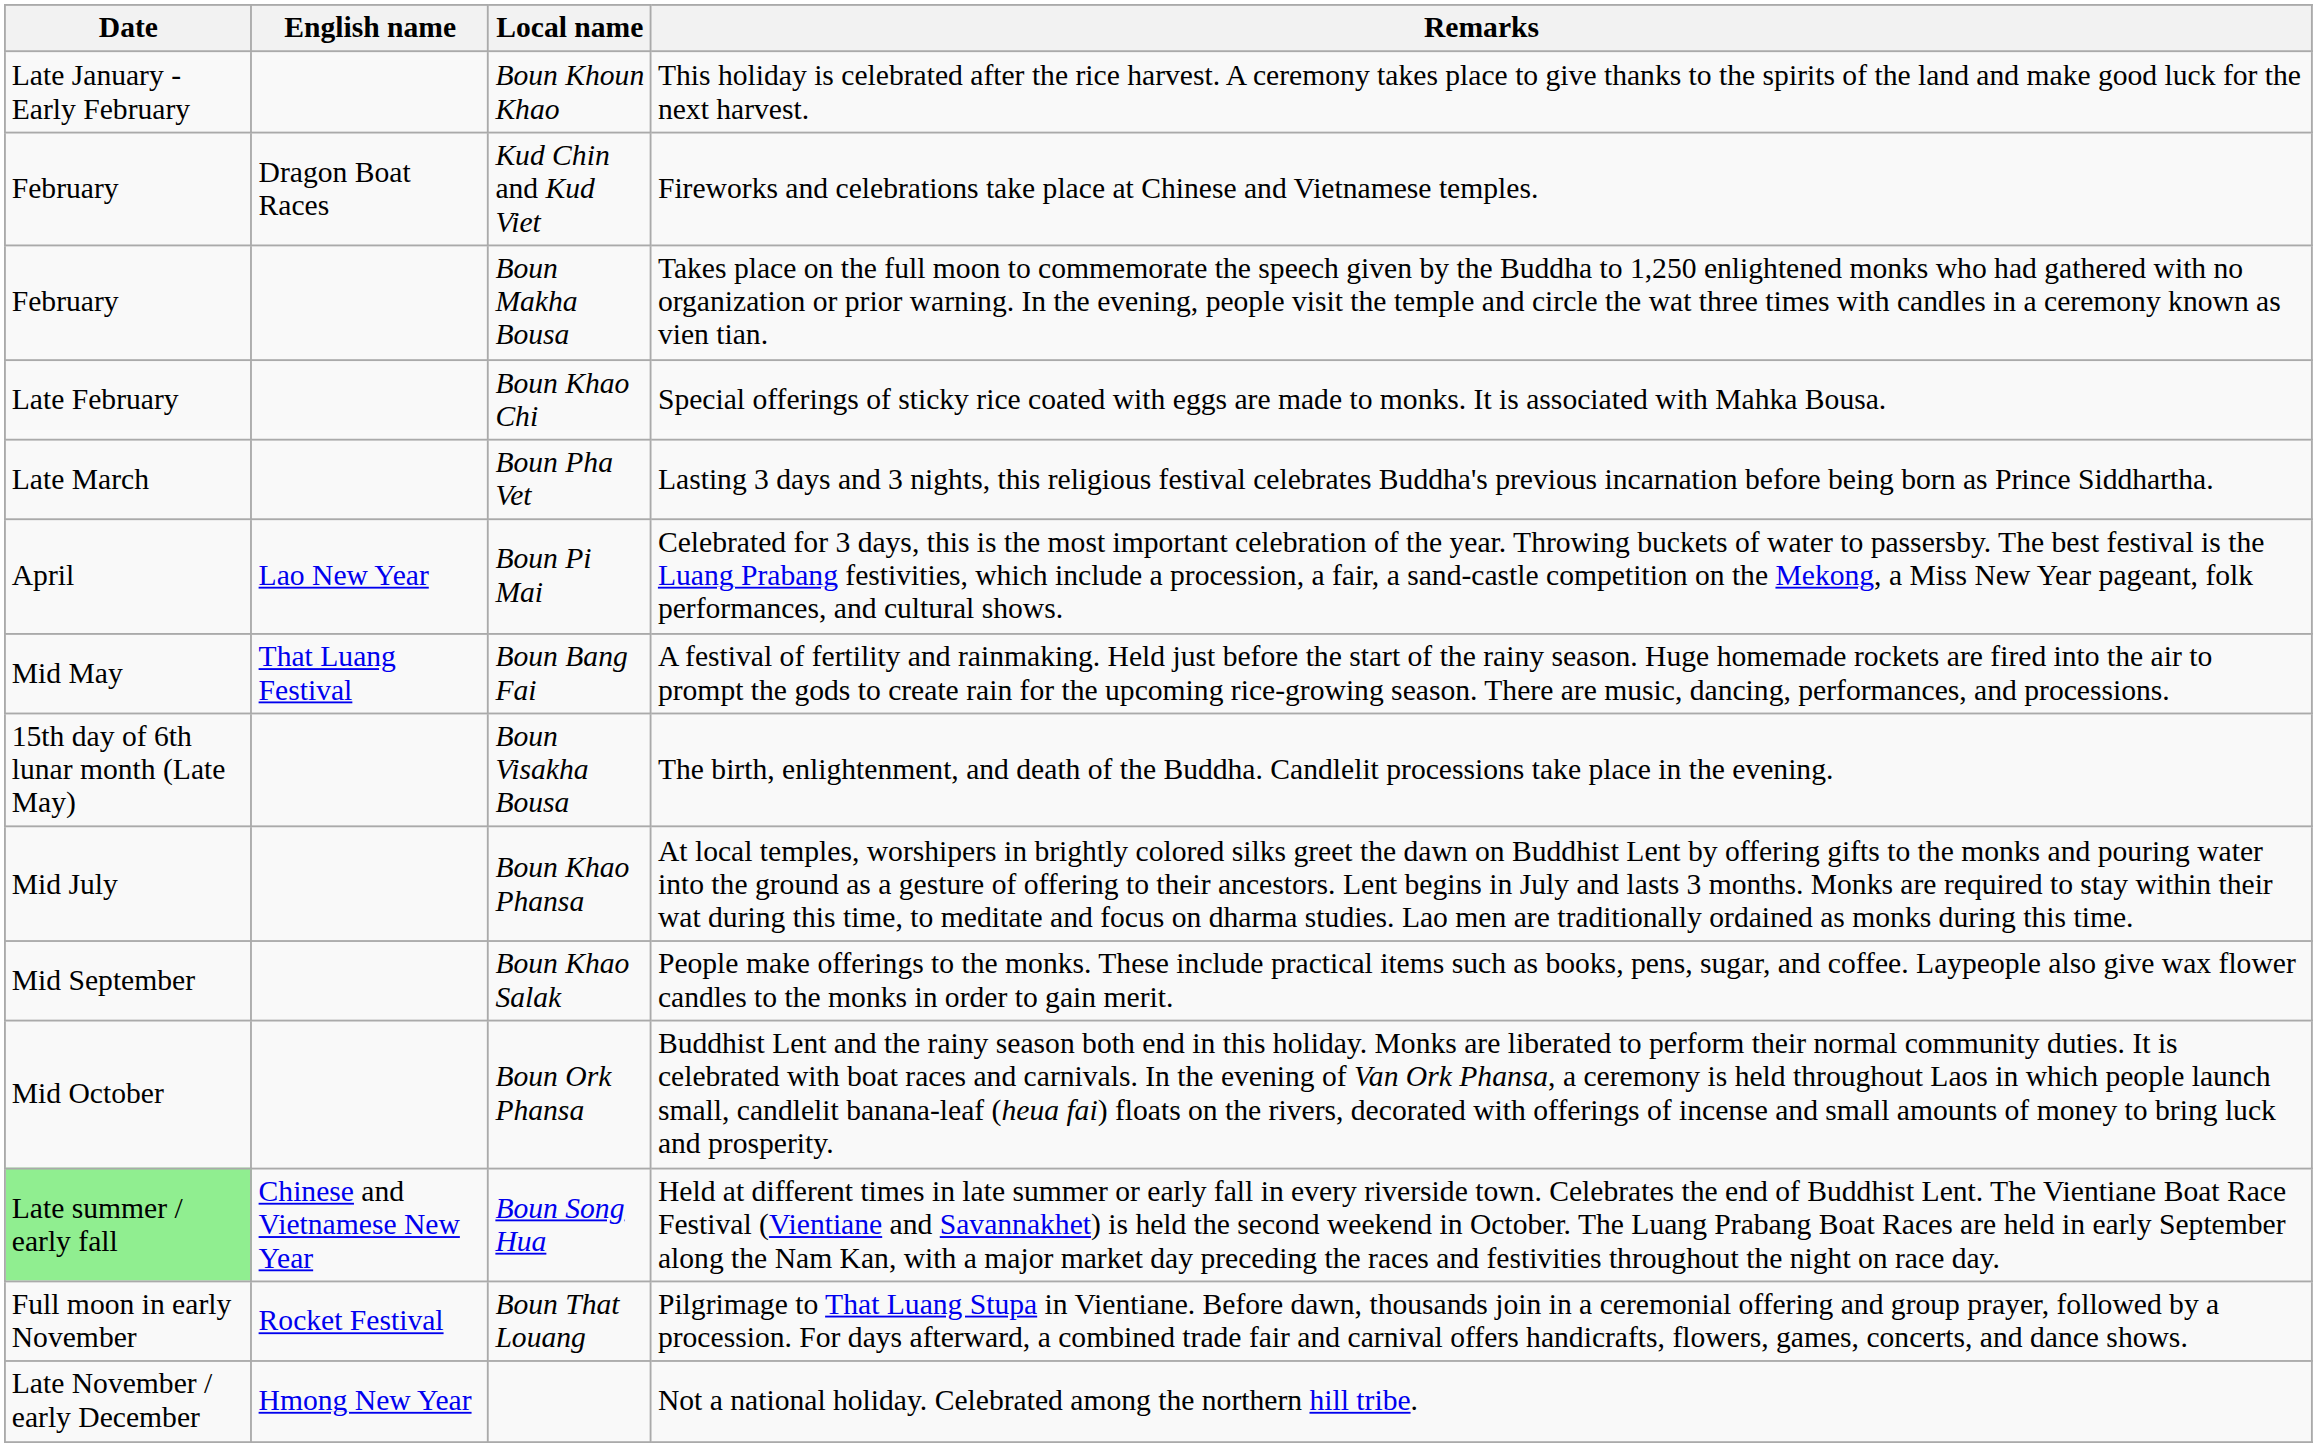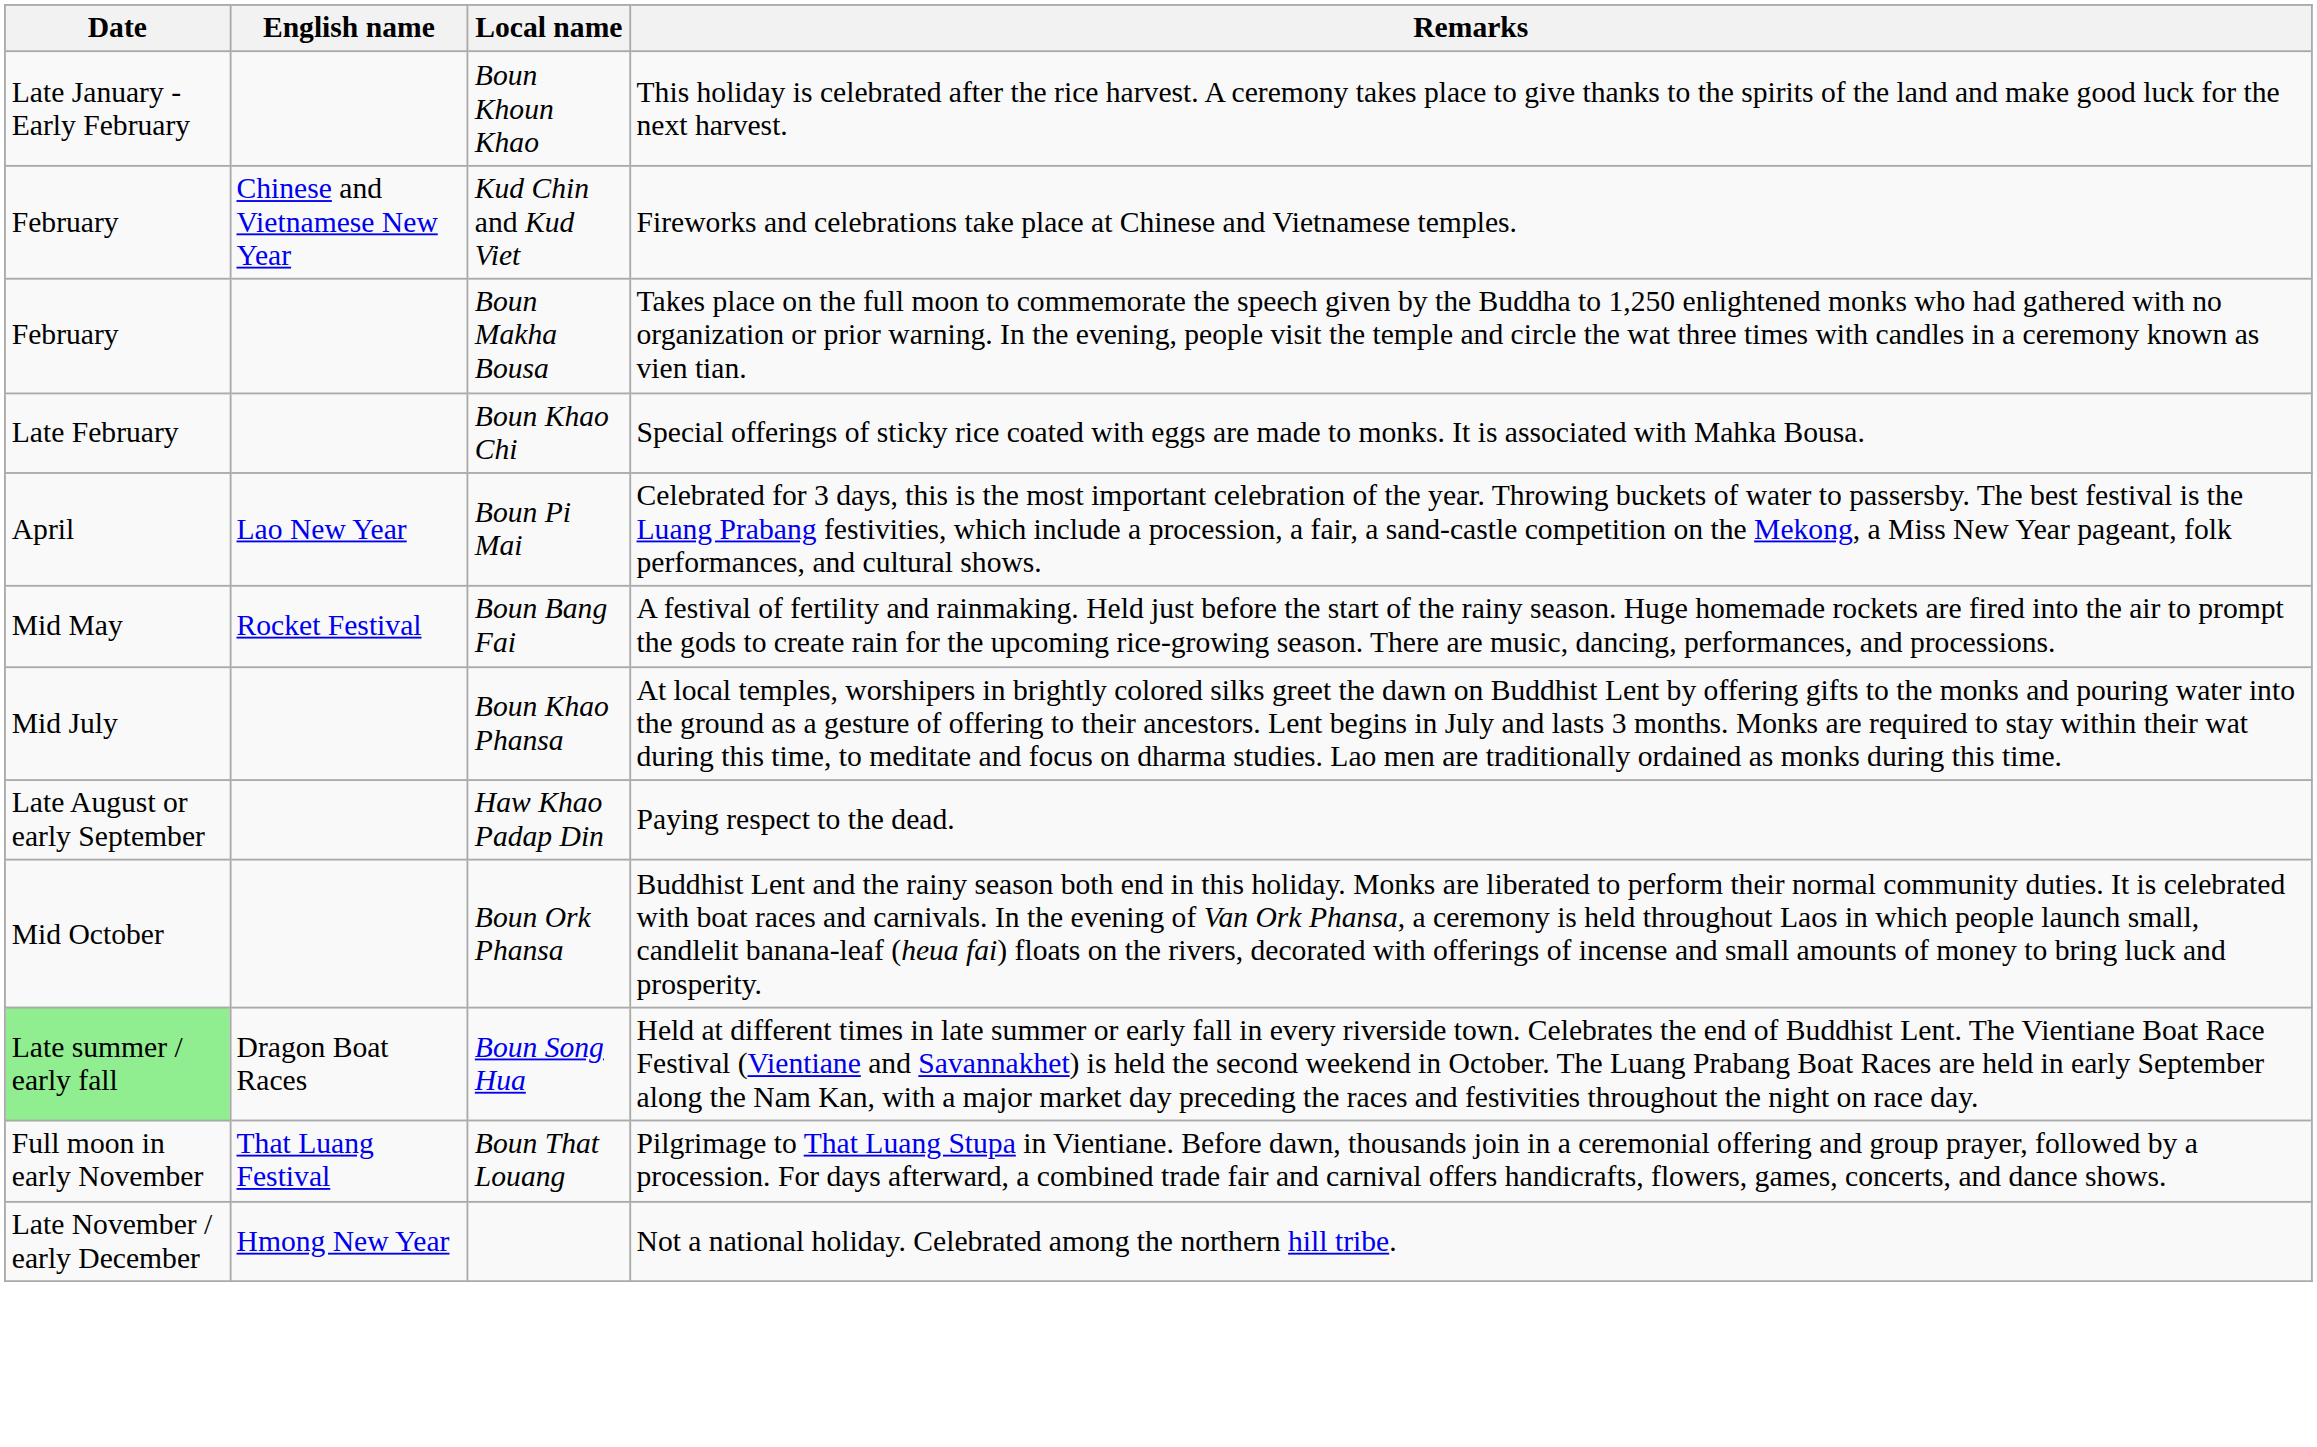(335, 188) Dragon Boat Races -> (337, 221) Chinese and Vietnamese New Year
- row: (554, 479)
(327, 672) That Luang Festival -> (329, 625) Rocket Festival
- row: (542, 769)
+ row: (539, 819)
- row: (562, 980)
(359, 1223) Chinese and Vietnamese New Year -> (313, 1063) Dragon Boat Races
(351, 1320) Rocket Festival -> (305, 1160) That Luang Festival
